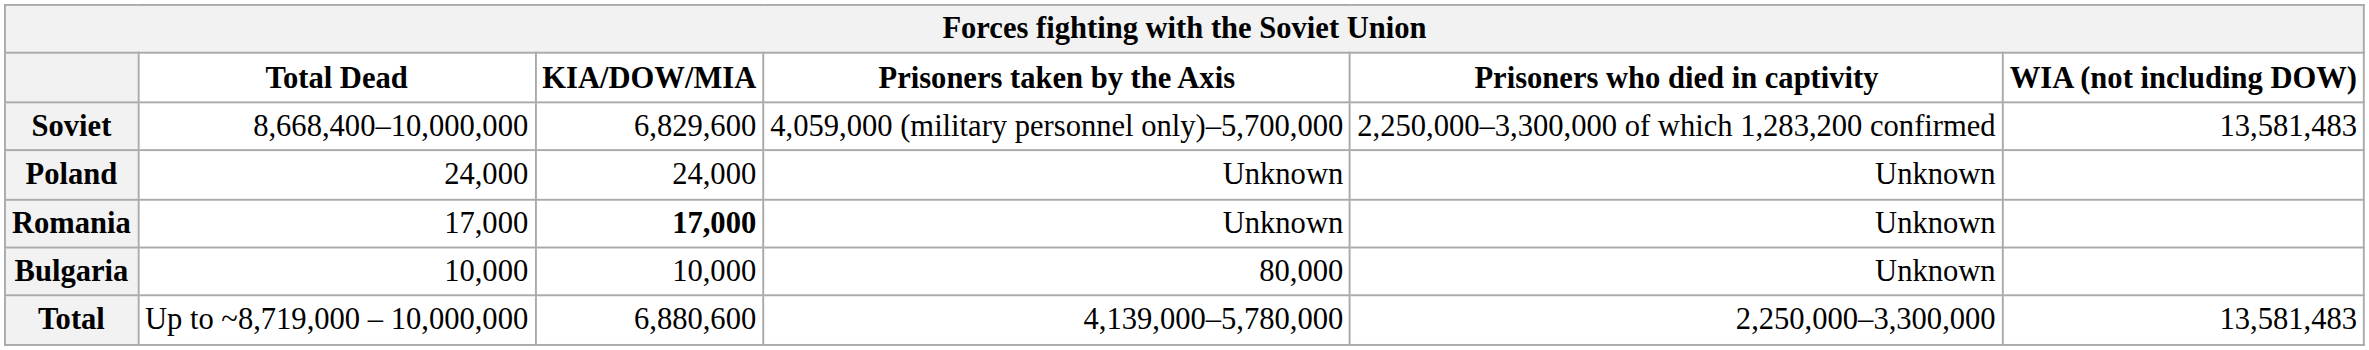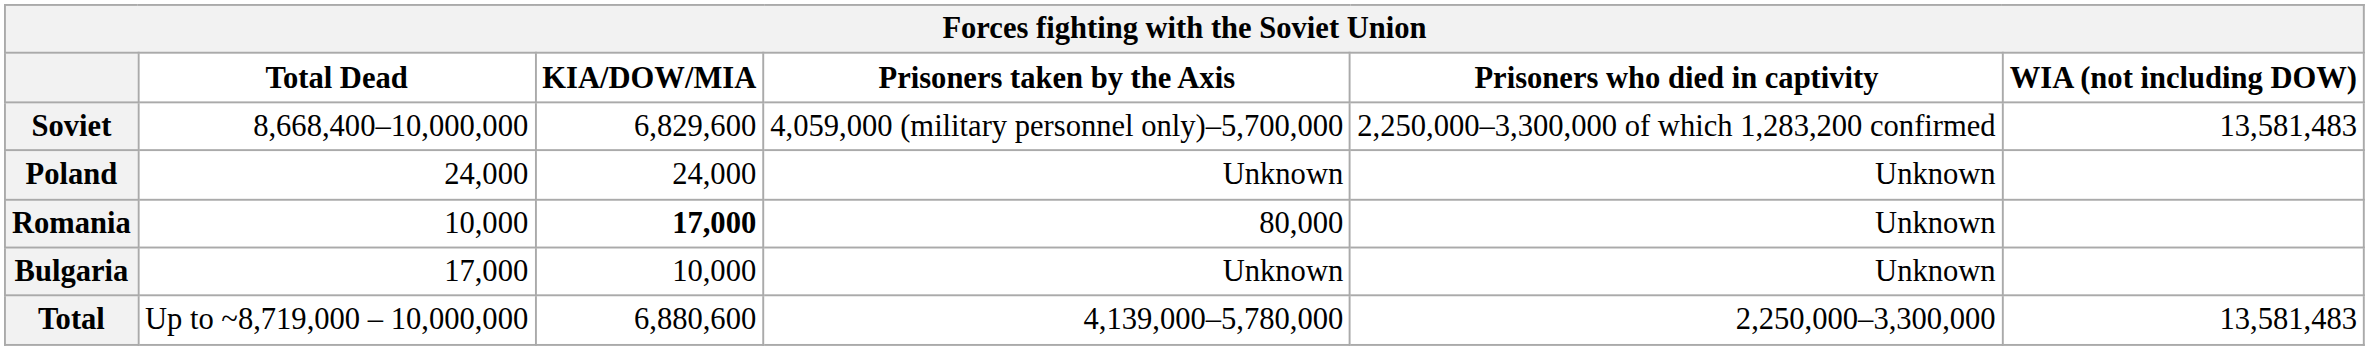(486, 222) 17,000 -> (486, 222) 10,000
(1283, 222) Unknown -> (1301, 222) 80,000
(486, 271) 10,000 -> (486, 271) 17,000
(1301, 271) 80,000 -> (1283, 271) Unknown
